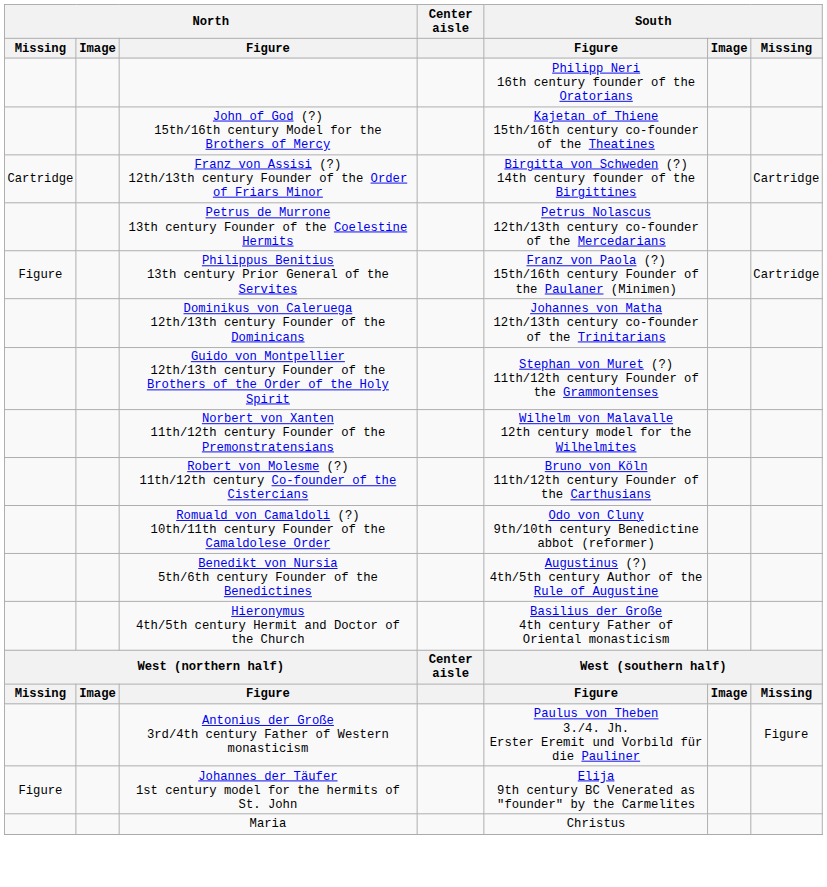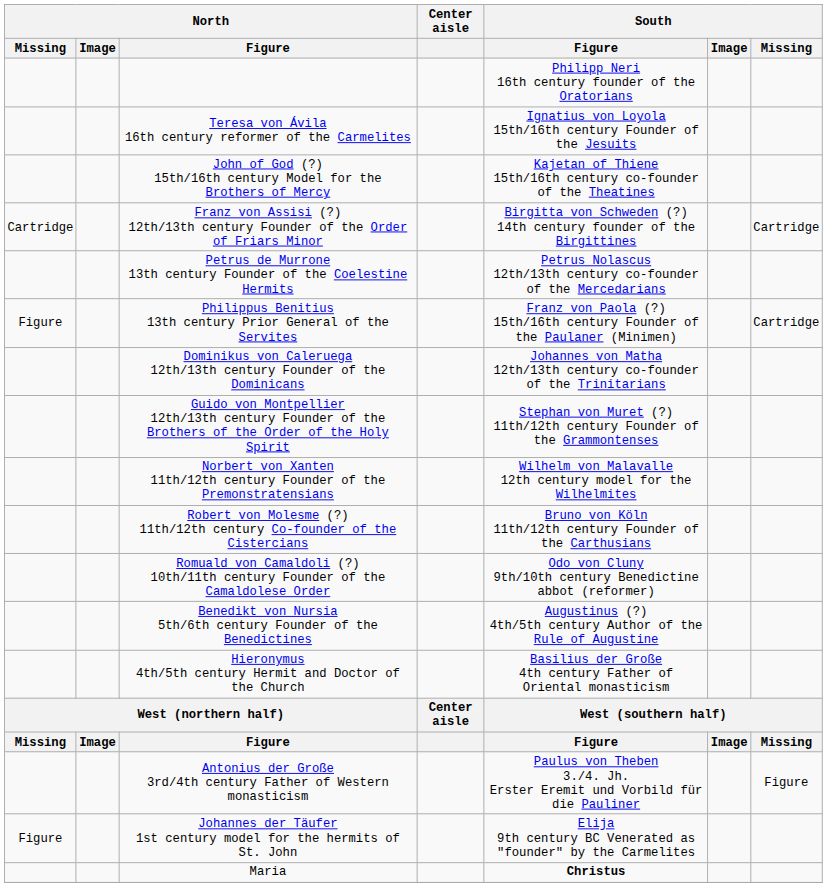+ row: (40, 131)
(596, 824) normal -> (596, 872) bold
